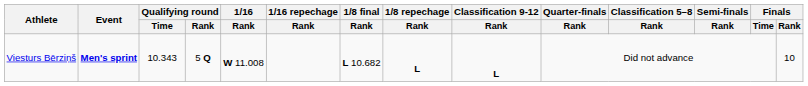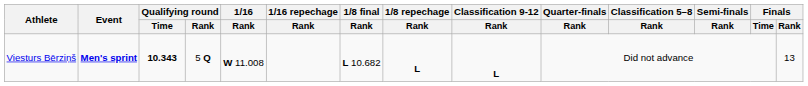(162, 58) normal -> (162, 58) bold
(789, 58) 10 -> (789, 58) 13
